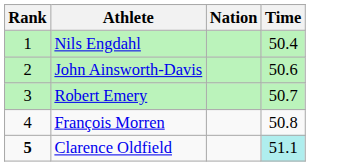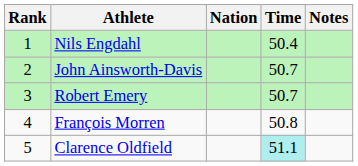+ column: (329, 17)
(283, 69) 50.6 -> (283, 69) 50.7
(28, 148) bold -> (28, 148) normal
